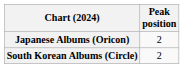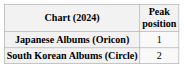(159, 39) 2 -> (159, 39) 1
